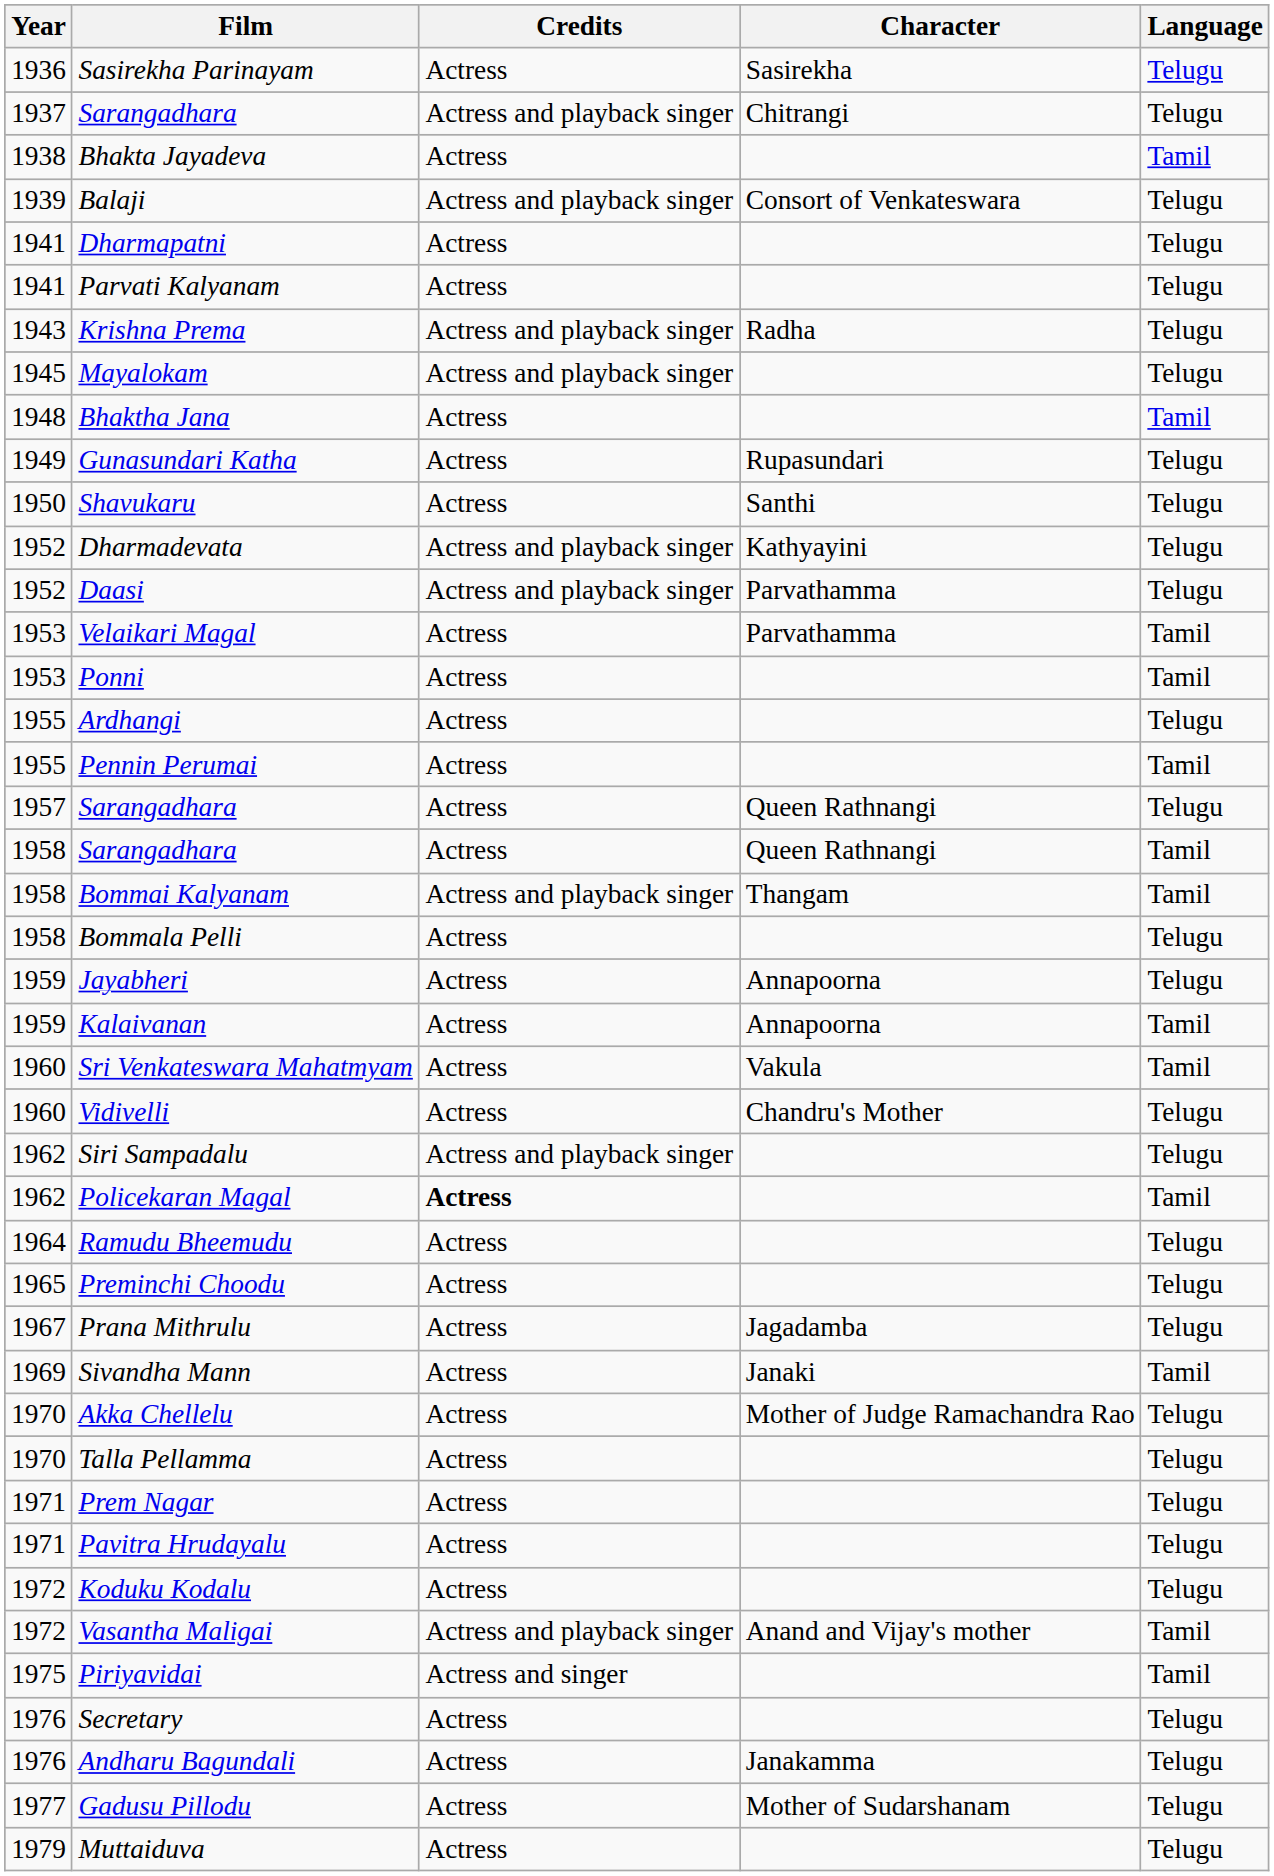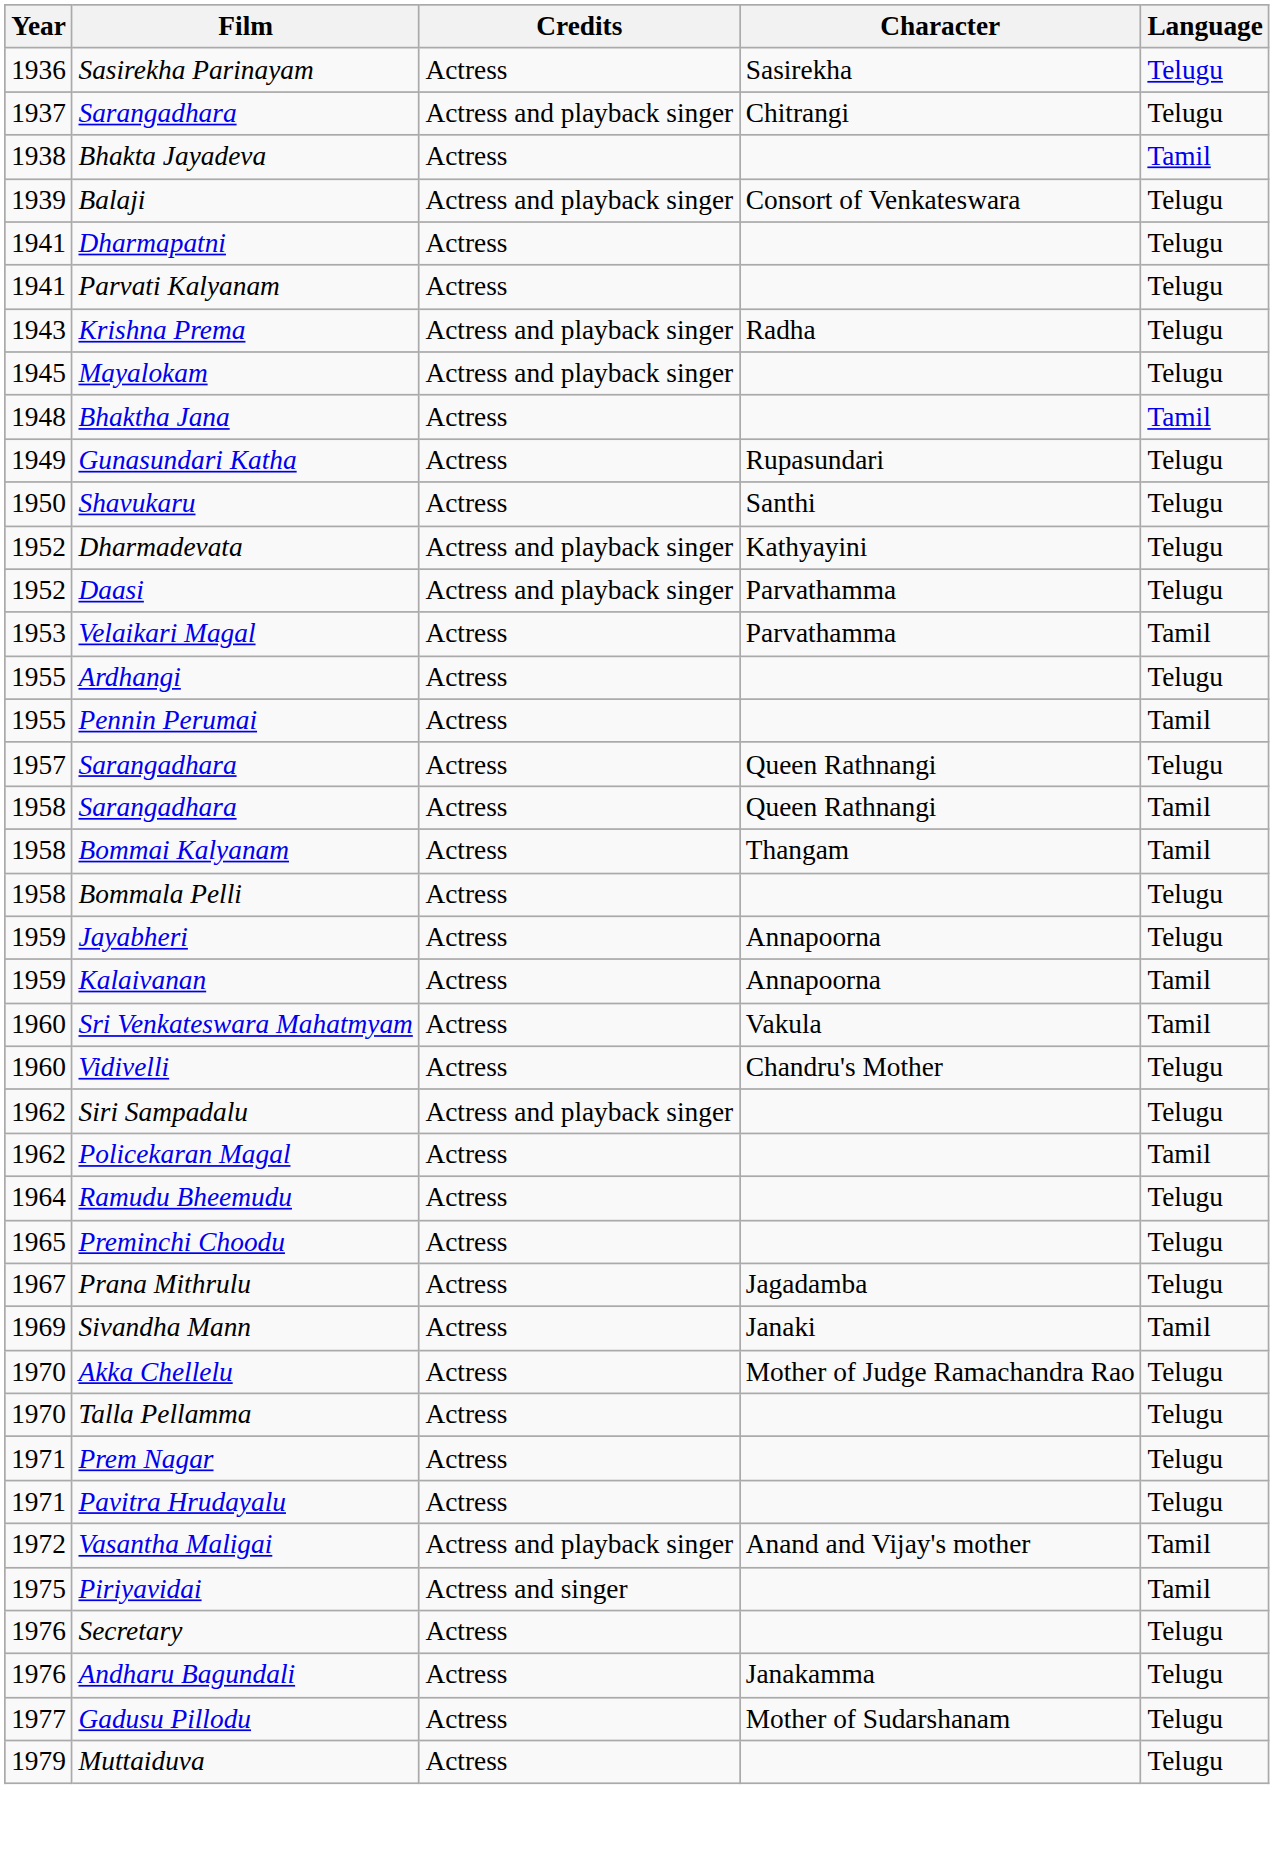- row: (39, 677)
(579, 894) Actress and playback singer -> (466, 850) Actress
(469, 1197) bold -> (466, 1154) normal
- row: (39, 1588)
